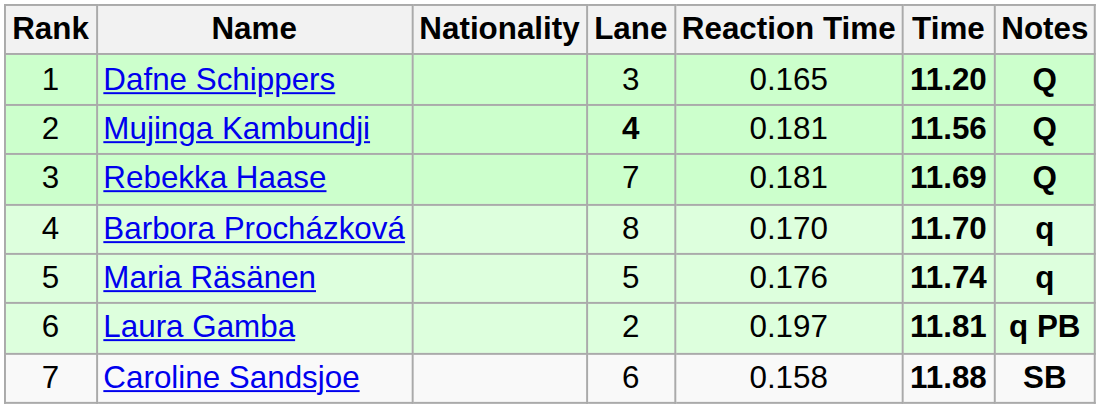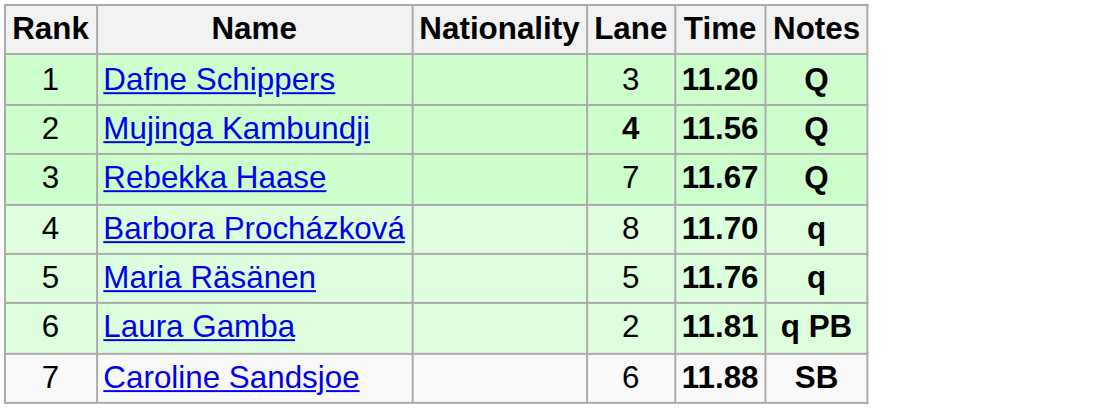- column: (789, 29)
(948, 178) 11.69 -> (720, 178) 11.67
(948, 278) 11.74 -> (720, 278) 11.76
